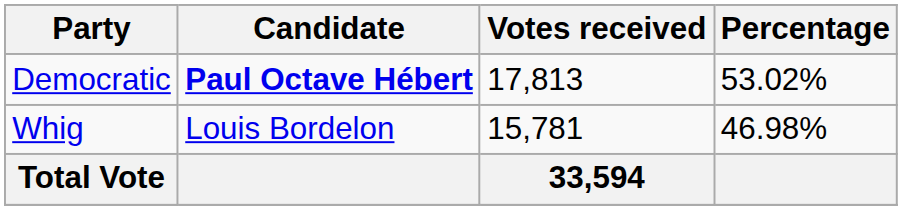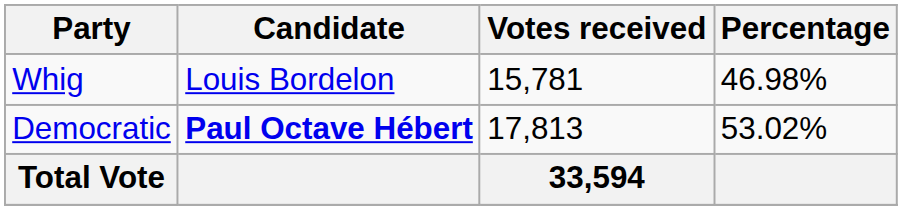rows swapped: (91, 79) <-> (48, 128)
